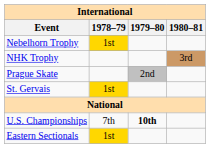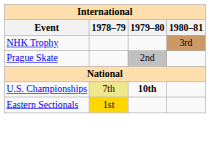- row: (42, 43)
- row: (28, 89)
(109, 120) no background -> (109, 89) khaki background
